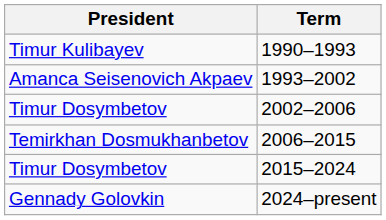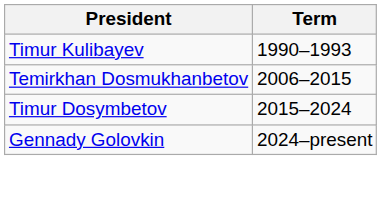- row: (308, 79)
- row: (308, 109)
